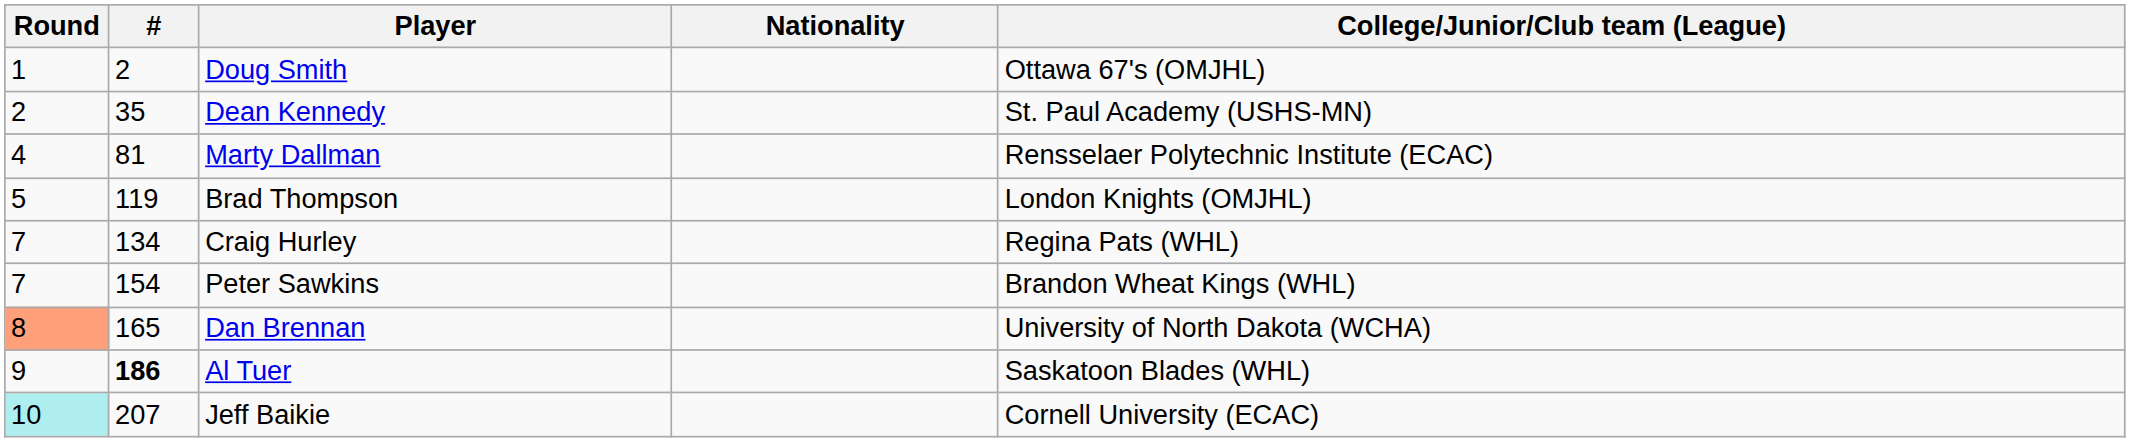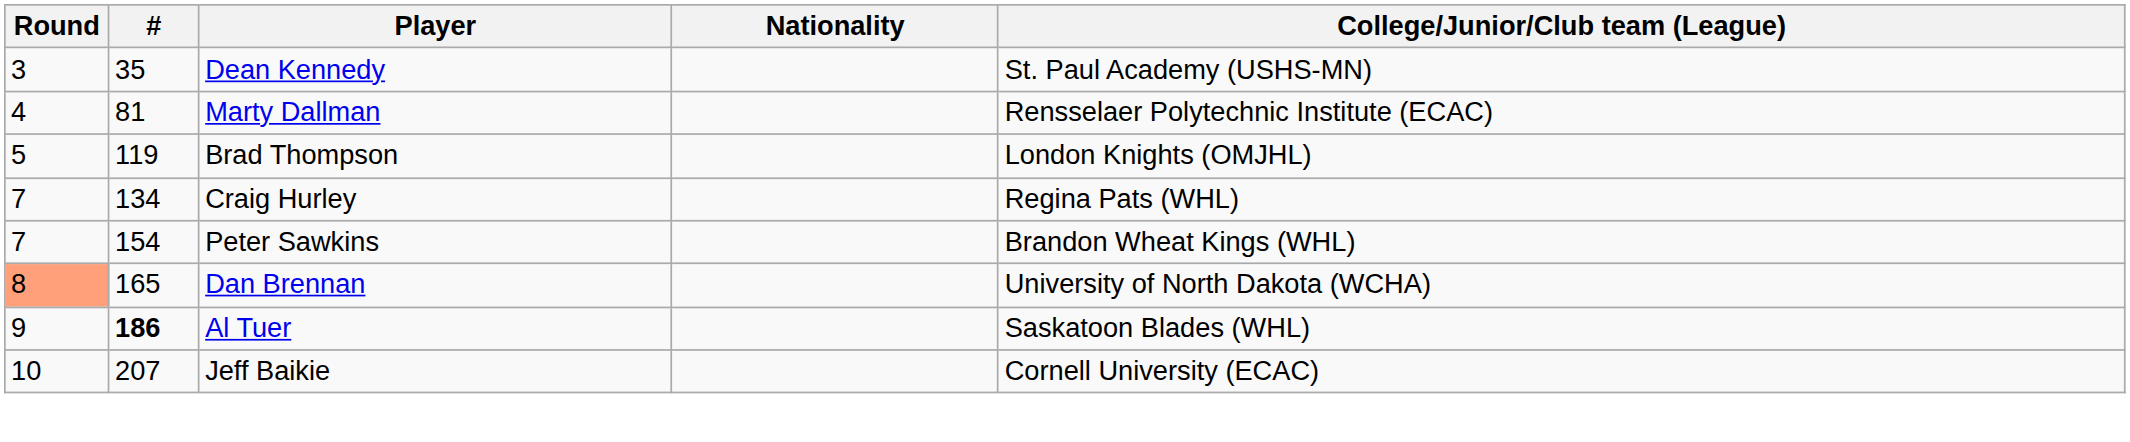- row: (276, 69)
(19, 112) 2 -> (19, 69) 3
(26, 414) paleturquoise background -> (26, 371) no background
